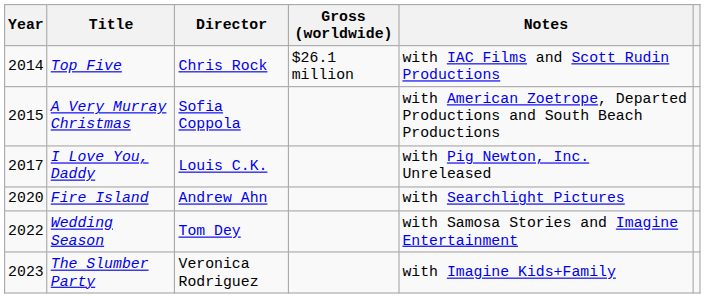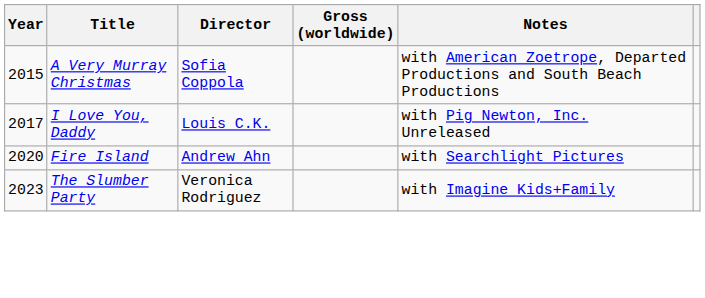- row: (86, 66)
- row: (82, 231)
